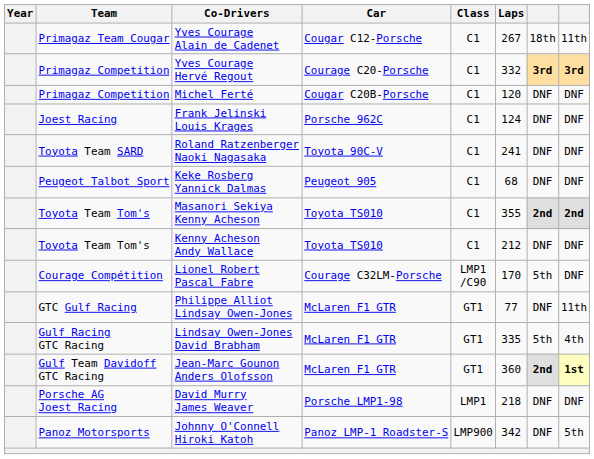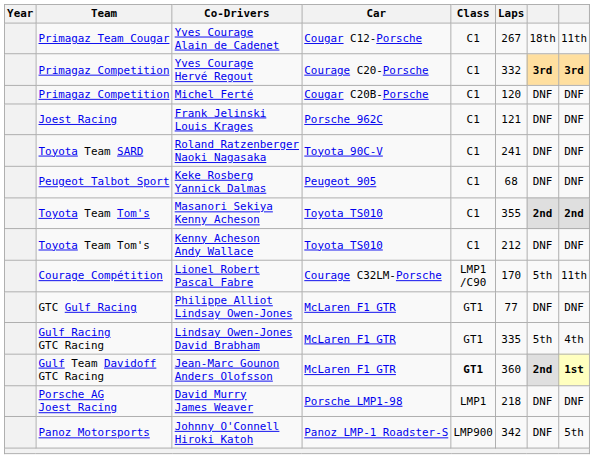(511, 119) 124 -> (511, 119) 121
(574, 275) DNF -> (574, 275) 11th
(574, 307) 11th -> (574, 307) DNF
(473, 369) normal -> (473, 369) bold
